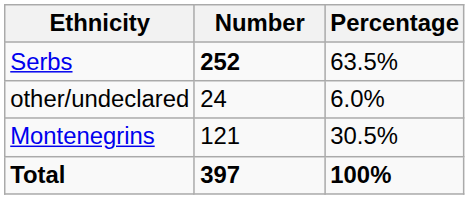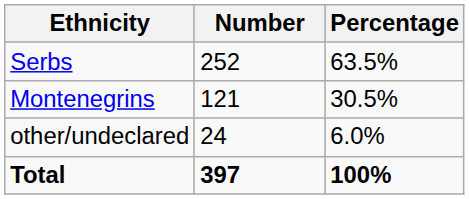(220, 61) bold -> (220, 61) normal
rows swapped: (82, 136) <-> (100, 99)
